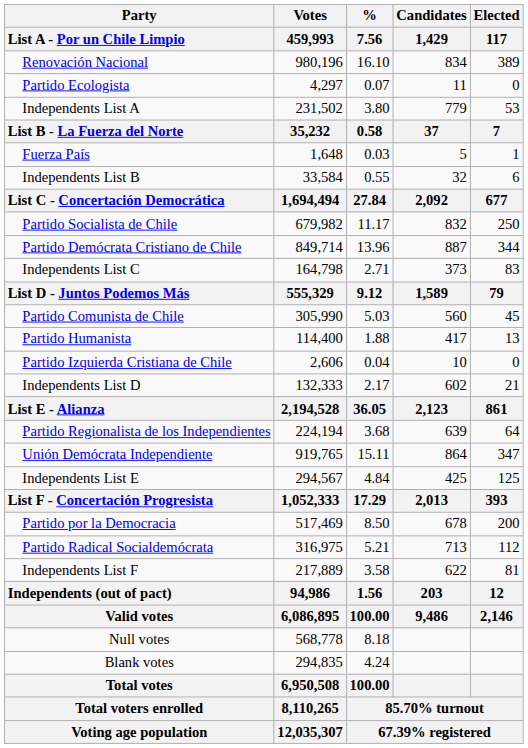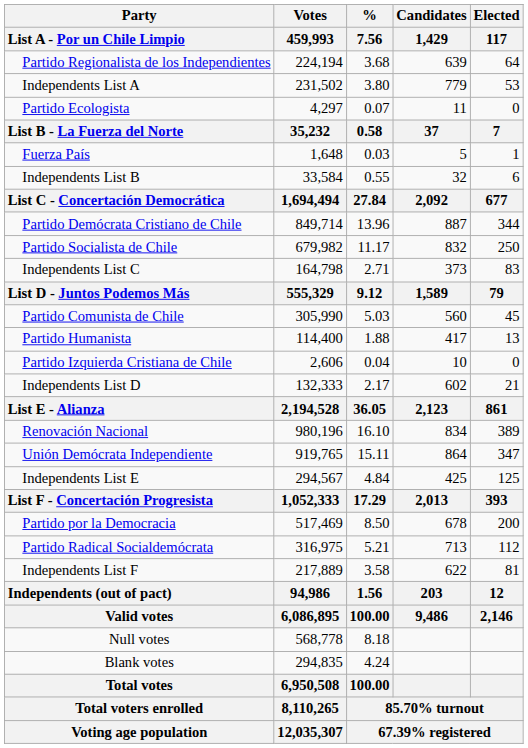rows swapped: (139, 431) <-> (78, 62)
rows swapped: (69, 85) <-> (74, 108)
rows swapped: (125, 246) <-> (93, 223)
